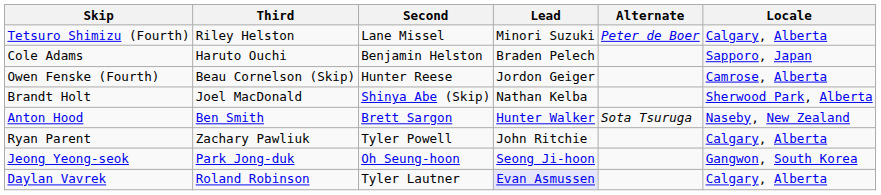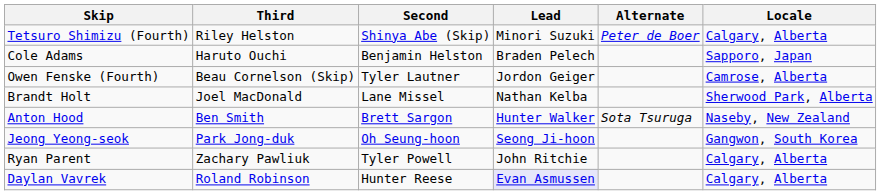(403, 35) Lane Missel -> (426, 35) Shinya Abe (Skip)
(407, 76) Hunter Reese -> (411, 76) Tyler Lautner
(426, 97) Shinya Abe (Skip) -> (403, 97) Lane Missel
rows swapped: (68, 159) <-> (49, 138)
(411, 179) Tyler Lautner -> (407, 179) Hunter Reese
